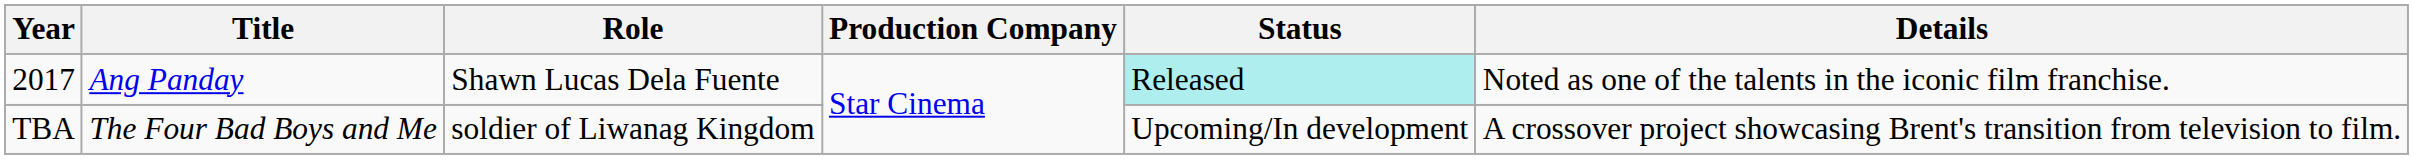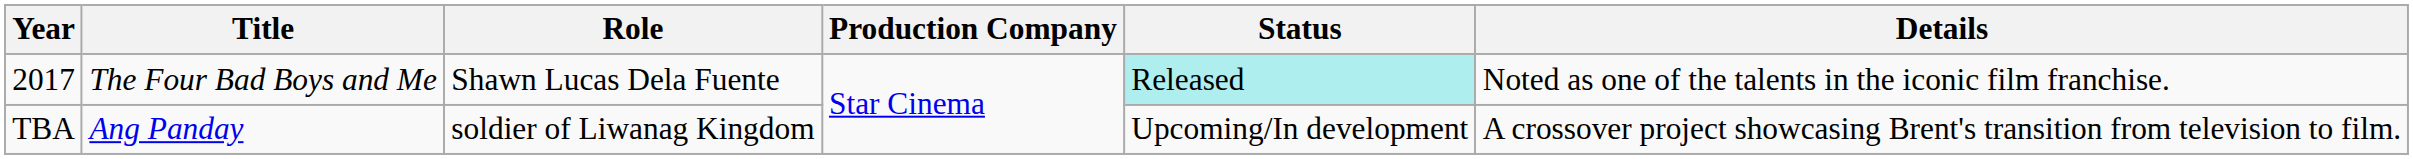(166, 79) Ang Panday -> (263, 79) The Four Bad Boys and Me
(263, 128) The Four Bad Boys and Me -> (166, 128) Ang Panday
